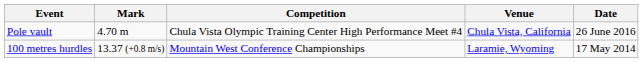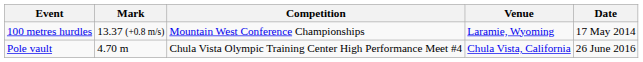rows swapped: (29, 31) <-> (50, 48)
